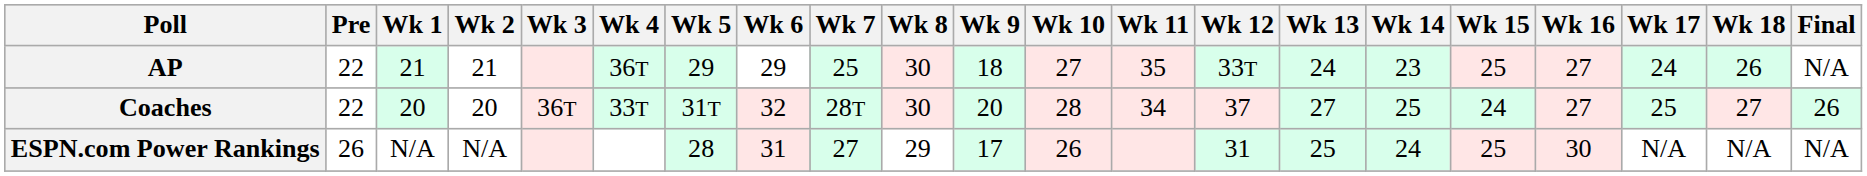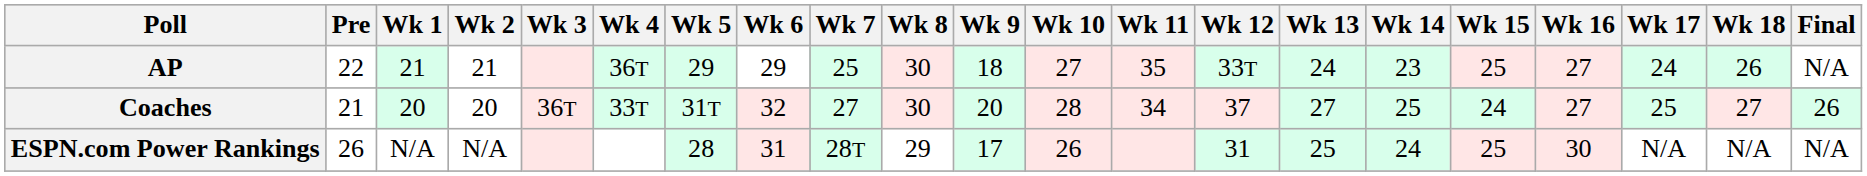(351, 107) 22 -> (351, 107) 21
(846, 107) 28T -> (846, 107) 27
(846, 149) 27 -> (846, 149) 28T
